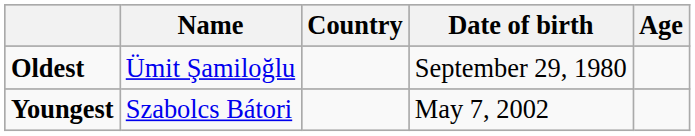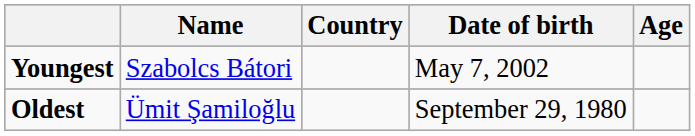rows swapped: (62, 109) <-> (48, 67)
